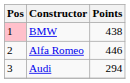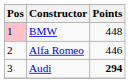(114, 31) 438 -> (114, 31) 448
(114, 68) normal -> (114, 68) bold
